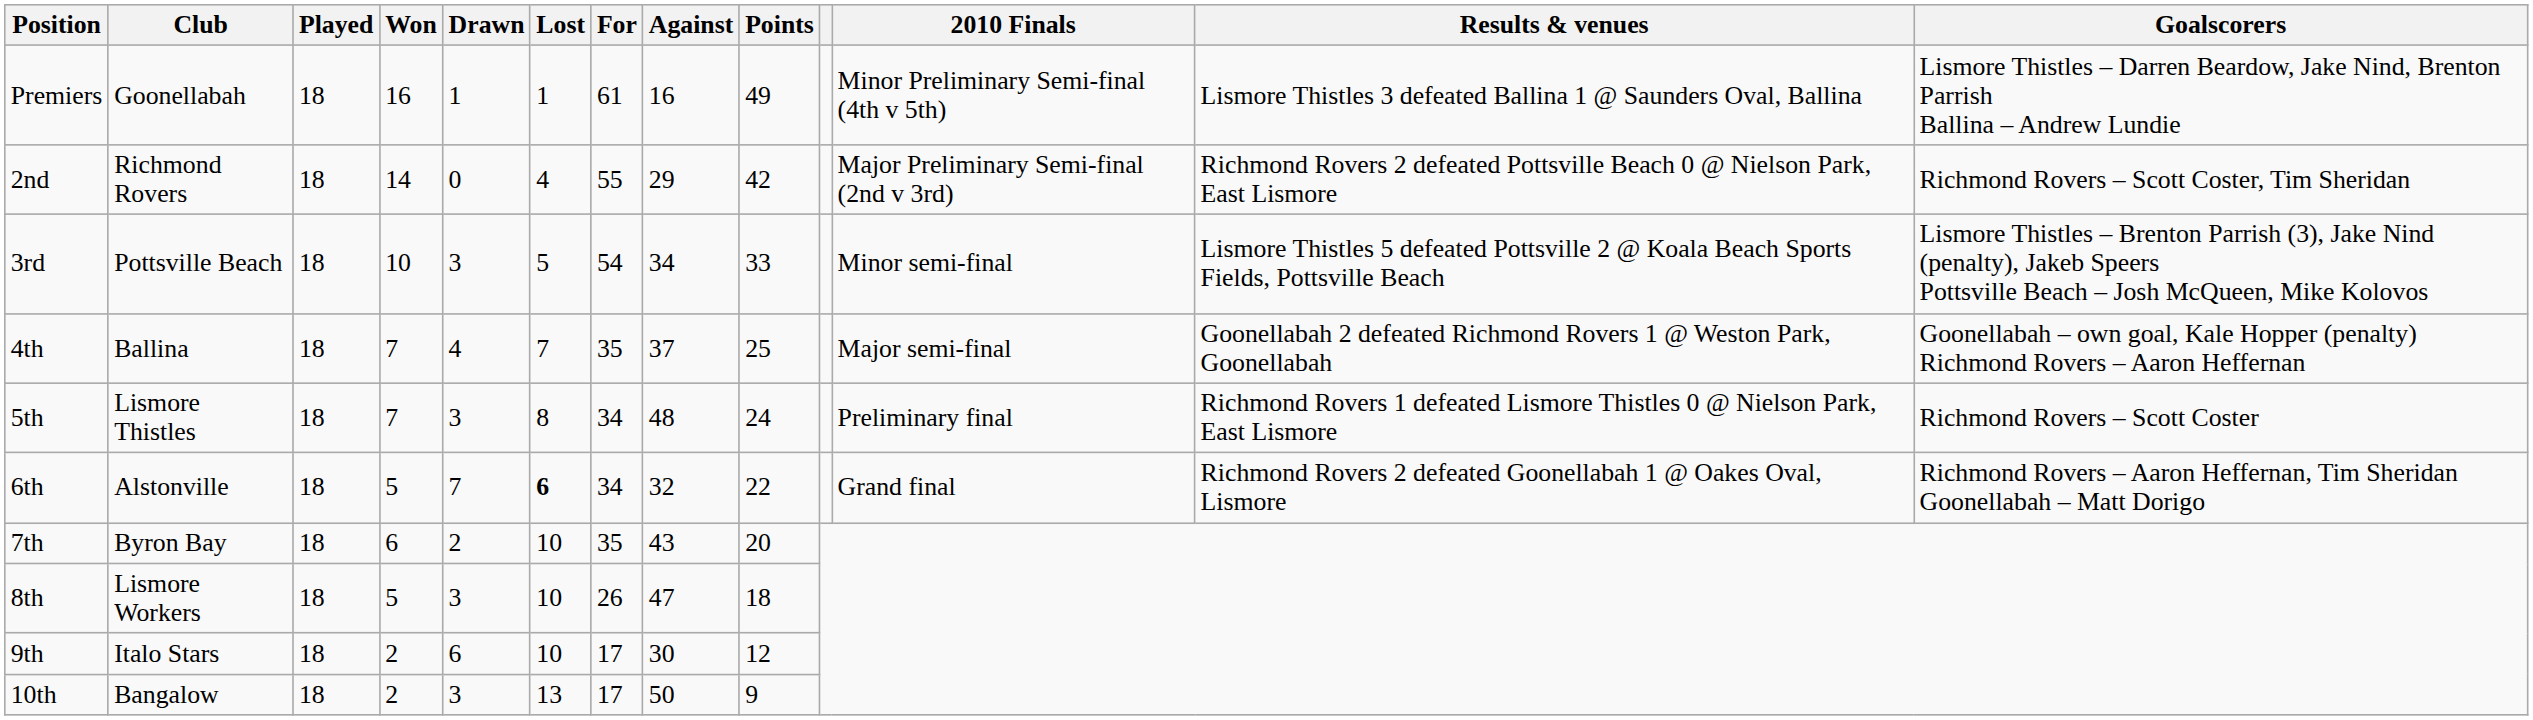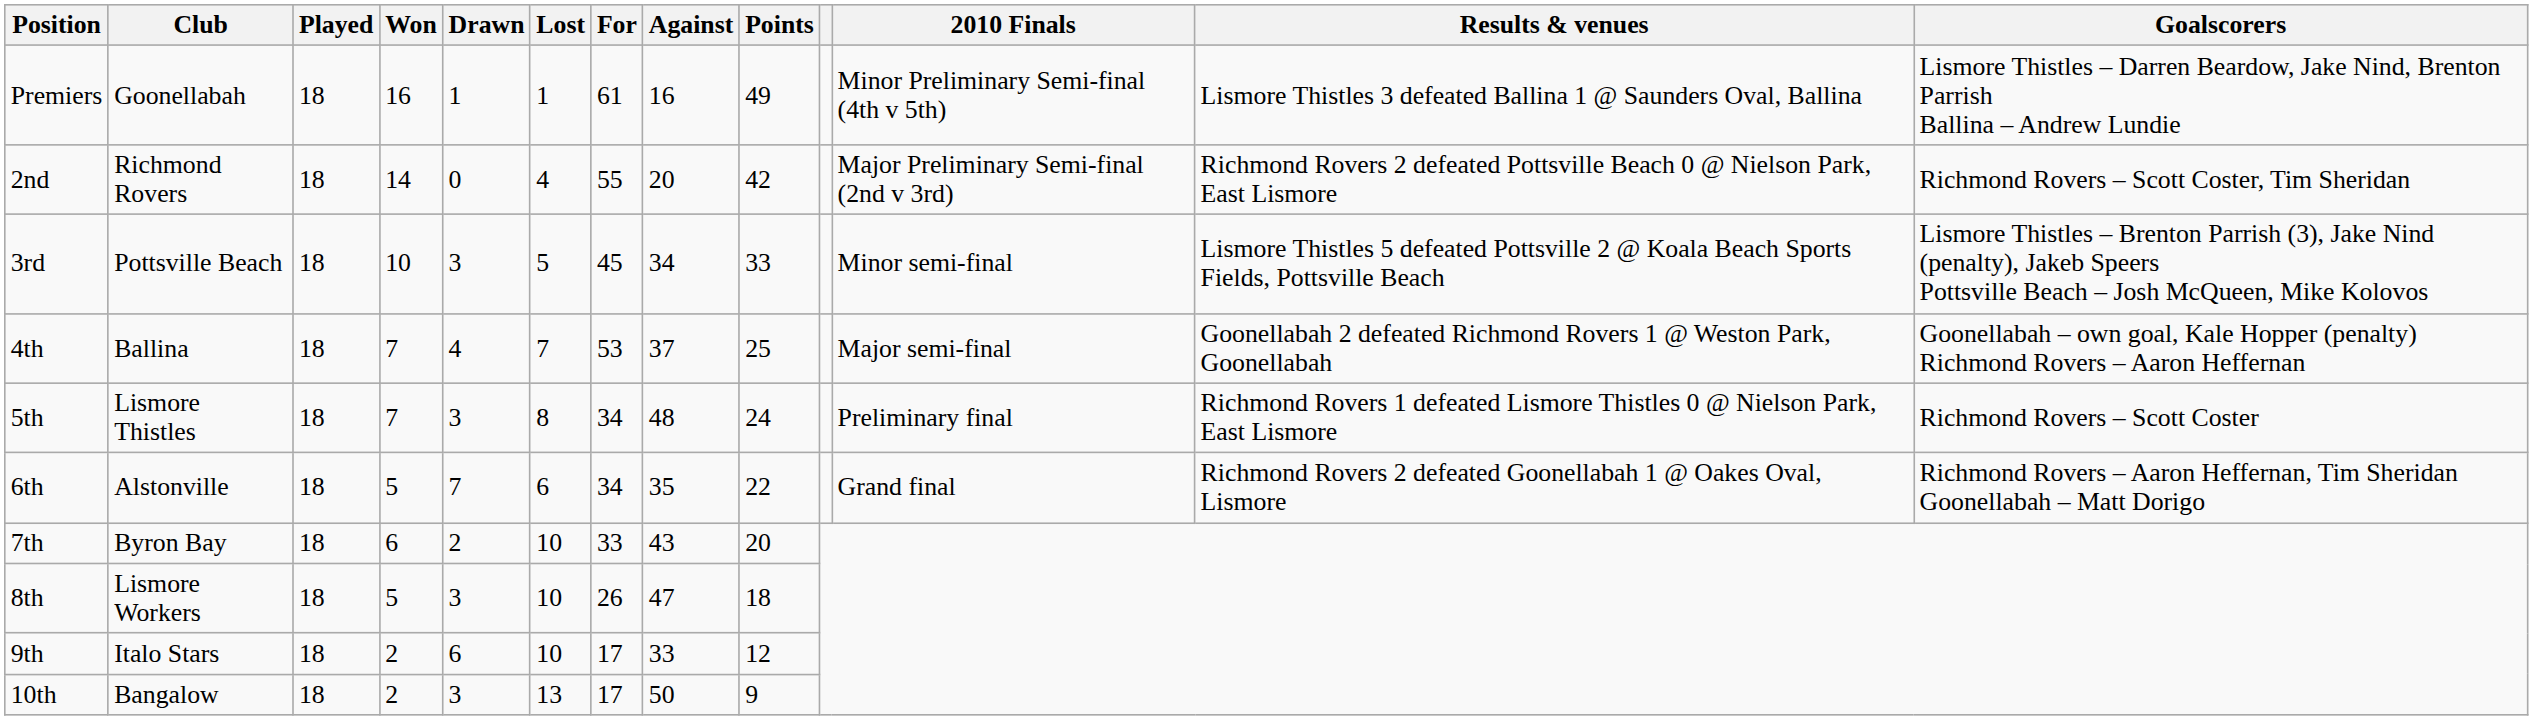(662, 179) 29 -> (662, 179) 20
(610, 263) 54 -> (610, 263) 45
(610, 347) 35 -> (610, 347) 53
(543, 487) bold -> (543, 487) normal
(662, 487) 32 -> (662, 487) 35
(610, 542) 35 -> (610, 542) 33
(662, 653) 30 -> (662, 653) 33
